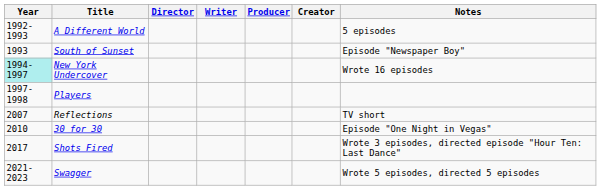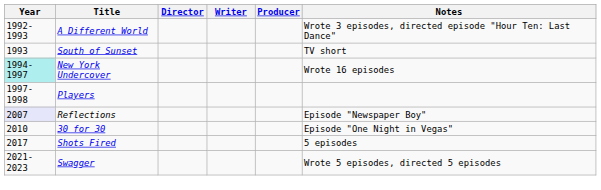- column: (316, 12)
(369, 31) 5 episodes -> (437, 31) Wrote 3 episodes, directed episode "Hour Ten: Last Dance"
(404, 51) Episode "Newspaper Boy" -> (325, 51) TV short
(17, 114) no background -> (17, 114) lavender background
(364, 114) TV short -> (365, 114) Episode "Newspaper Boy"
(462, 148) Wrote 3 episodes, directed episode "Hour Ten: Last Dance" -> (331, 143) 5 episodes
